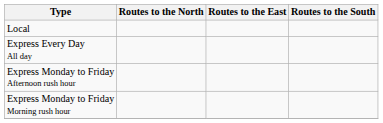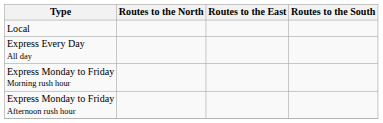rows swapped: (61, 104) <-> (61, 77)
